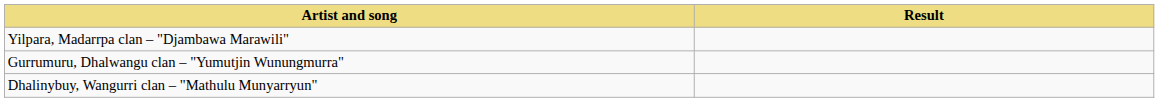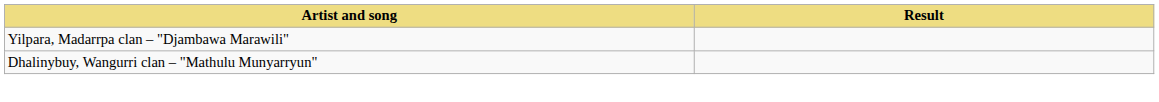- row: (176, 62)
